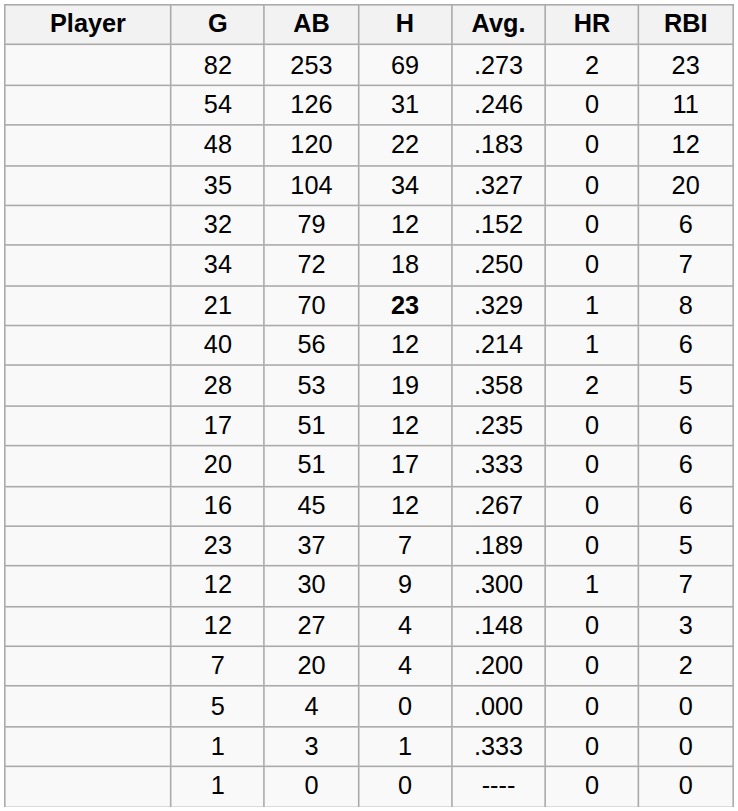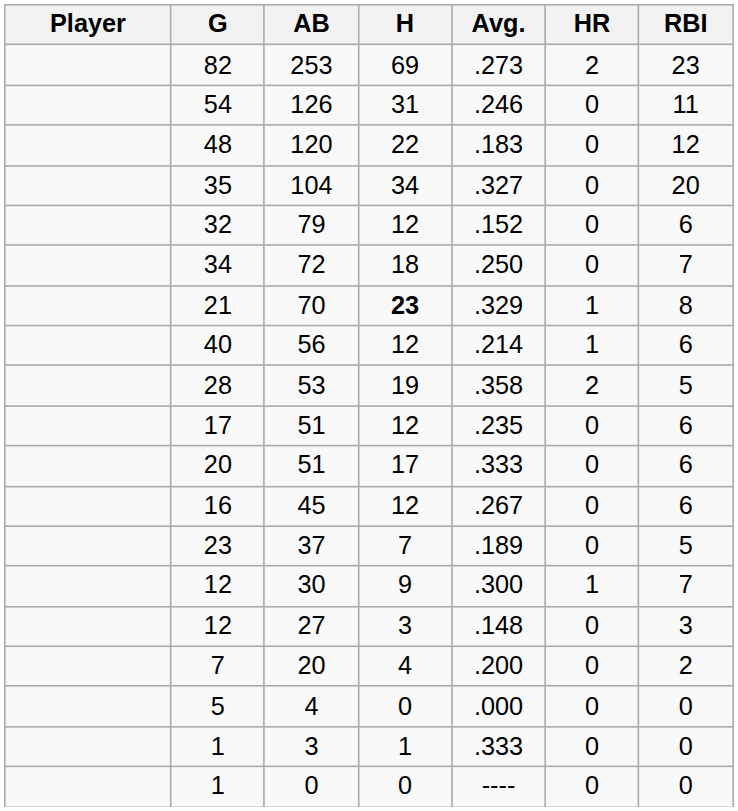(405, 625) 4 -> (405, 625) 3
